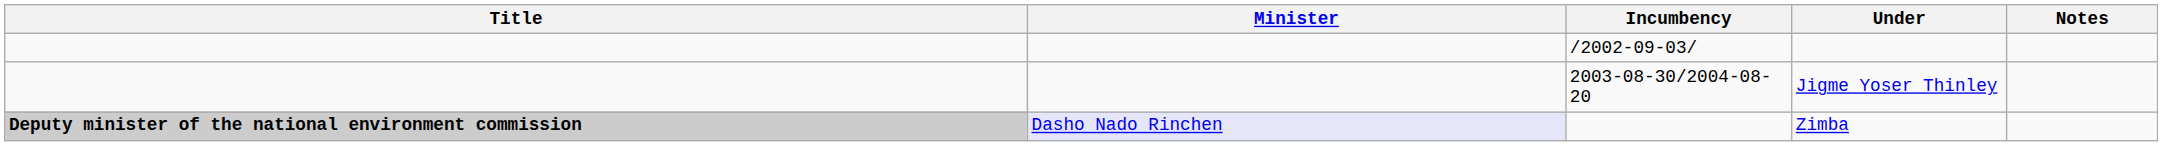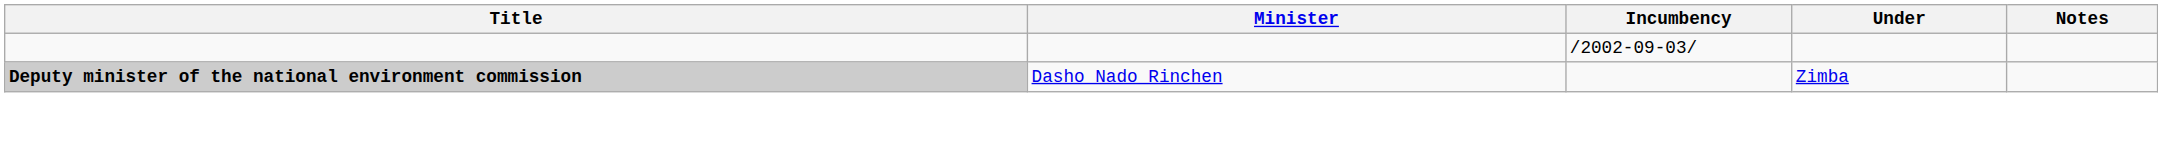- row: (1897, 87)
(1127, 126) lavender background -> (1127, 77) no background
